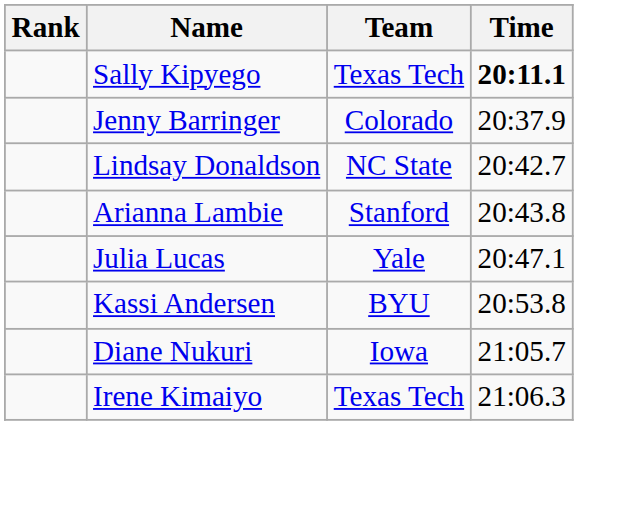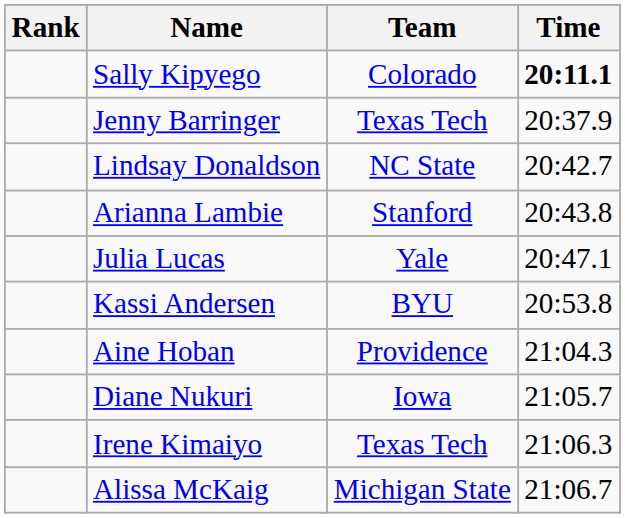(399, 73) Texas Tech -> (422, 73) Colorado
(399, 119) Colorado -> (422, 119) Texas Tech
+ row: (164, 350)
+ row: (181, 489)
